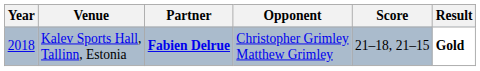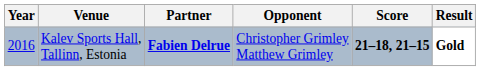(21, 46) 2018 -> (21, 46) 2016
(392, 46) normal -> (392, 46) bold
